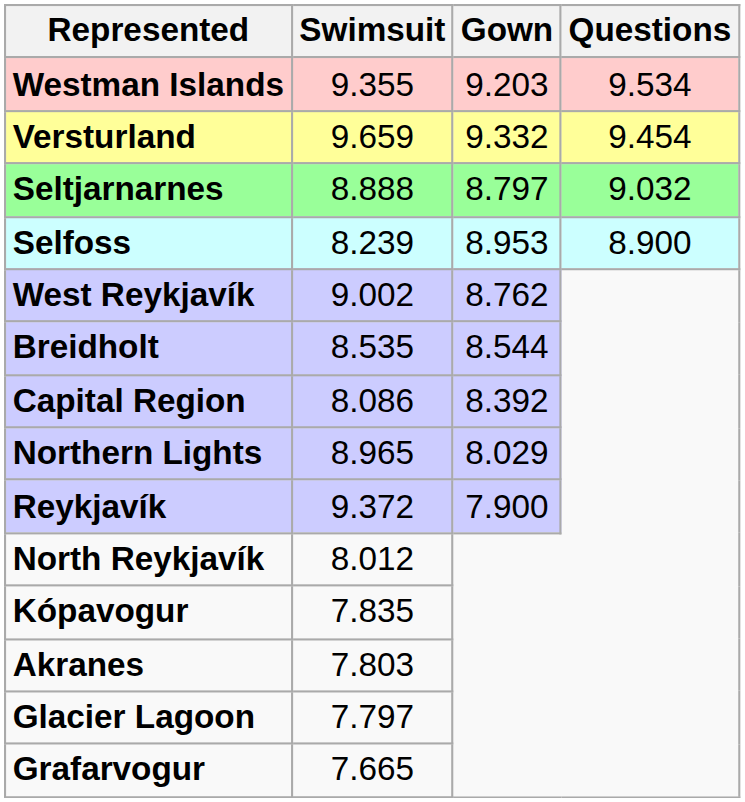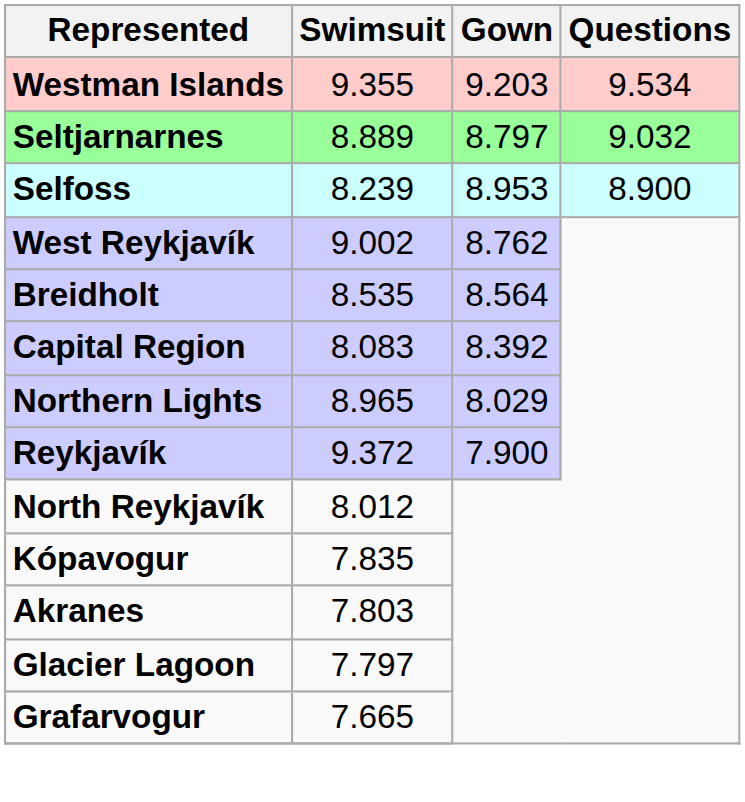- row: (104, 136)
(372, 189) 8.888 -> (372, 136) 8.889
(507, 347) 8.544 -> (507, 294) 8.564
(372, 400) 8.086 -> (372, 347) 8.083
